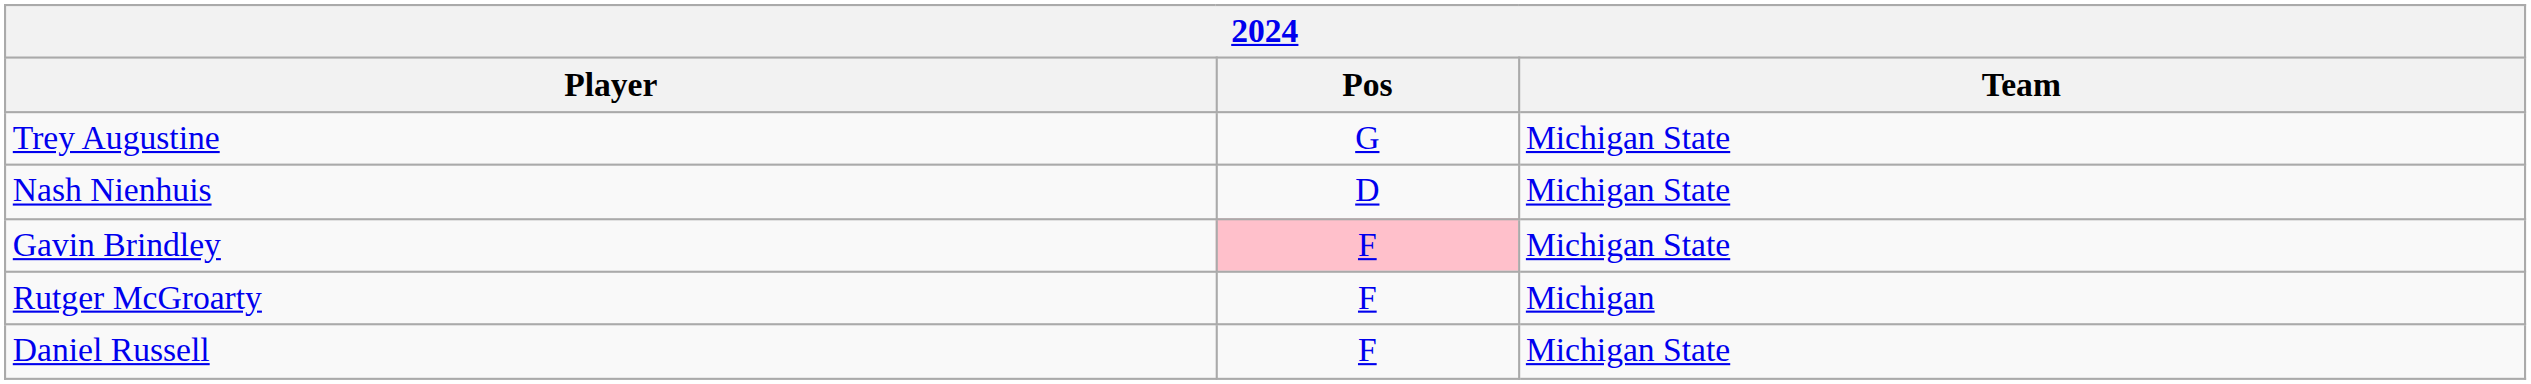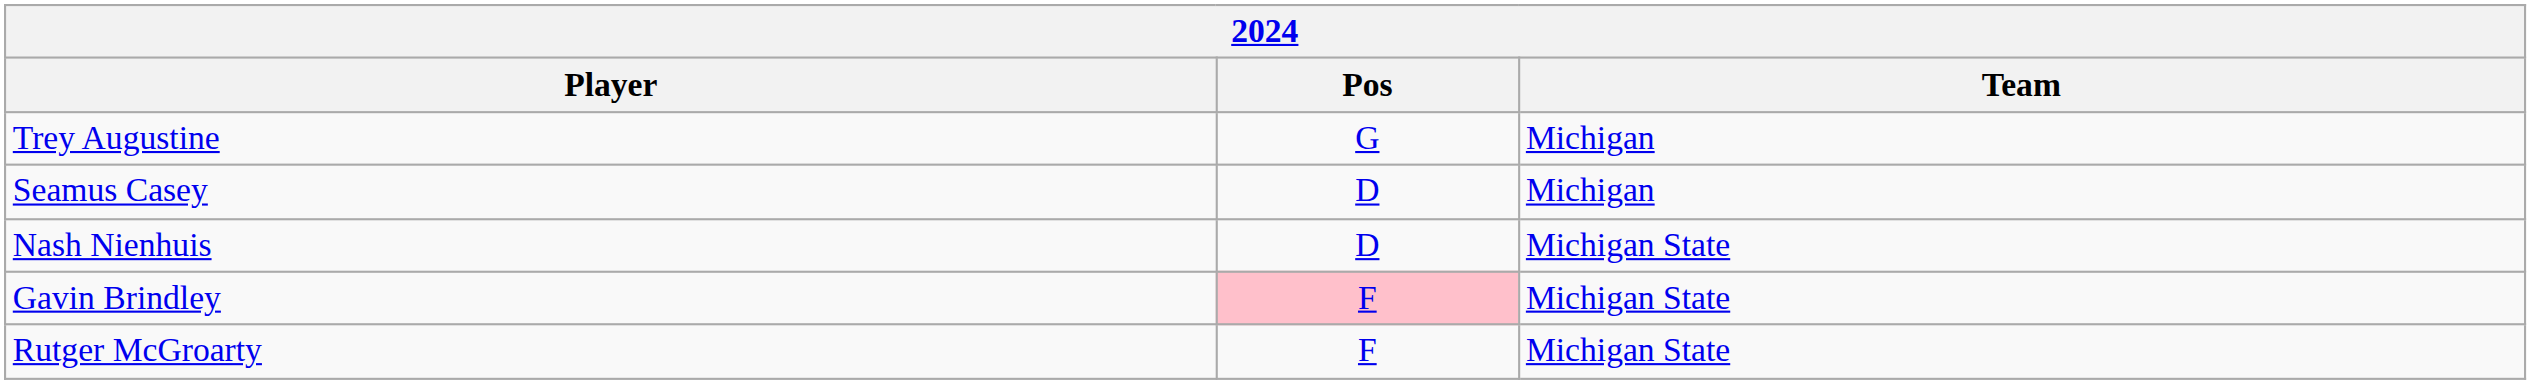(1628, 137) Michigan State -> (1590, 137) Michigan
+ row: (110, 191)
(1590, 297) Michigan -> (1628, 350) Michigan State
- row: (111, 350)
